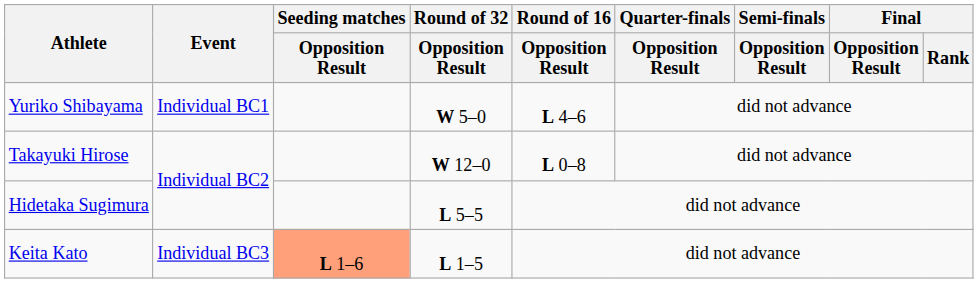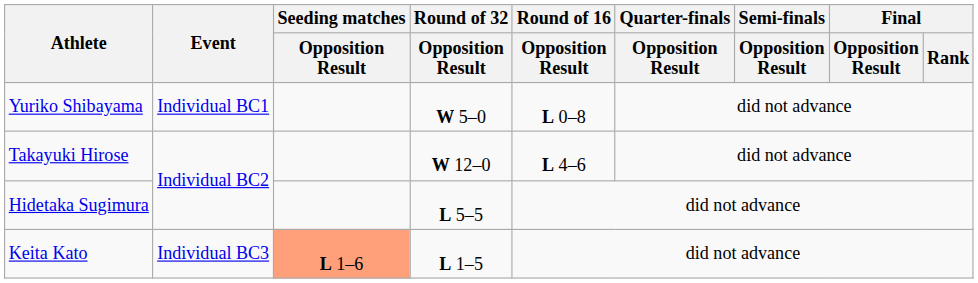(564, 116) L 4–6 -> (564, 116) L 0–8
(564, 165) L 0–8 -> (564, 165) L 4–6
